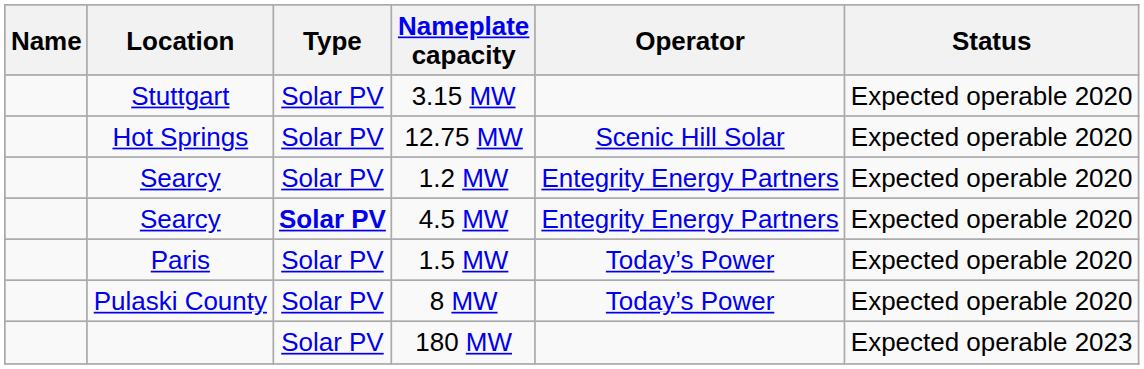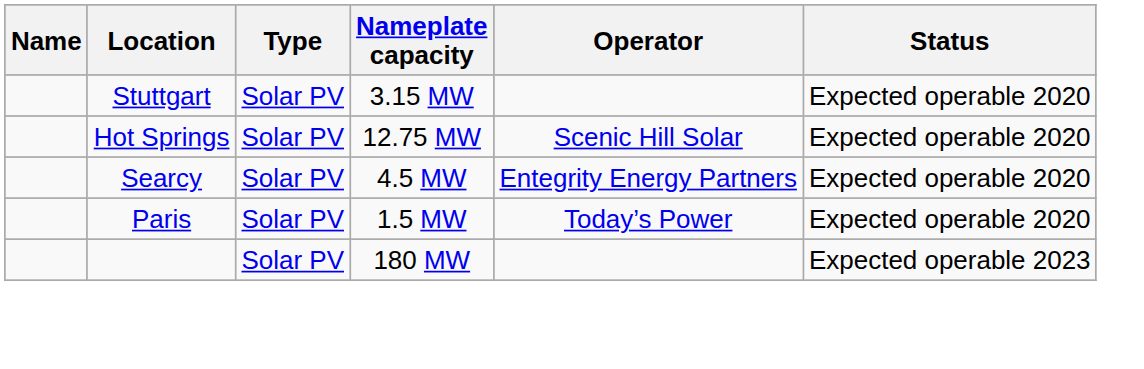- row: (464, 178)
(332, 219) bold -> (293, 178) normal
- row: (464, 302)
